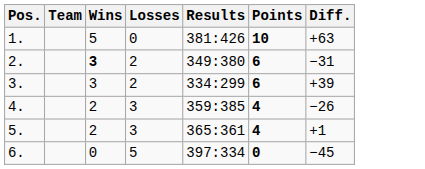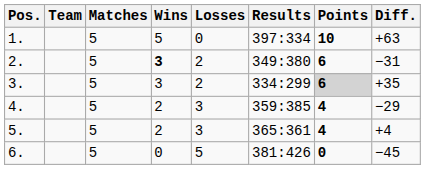+ column: (118, 16)
(216, 39) 381:426 -> (281, 39) 397:334
(256, 85) no background -> (322, 85) lightgrey background
(322, 85) +39 -> (388, 85) +35
(322, 108) −26 -> (388, 108) −29
(318, 130) +1 -> (383, 130) +4
(216, 153) 397:334 -> (281, 153) 381:426
